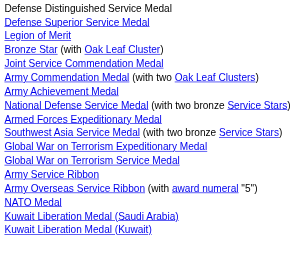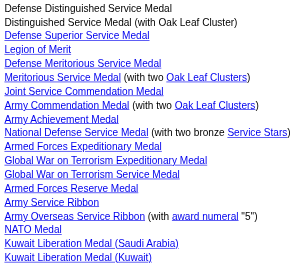+ row: (121, 22)
- row: (84, 50)
+ row: (83, 64)
+ row: (127, 78)
- row: (143, 133)
+ row: (71, 188)
